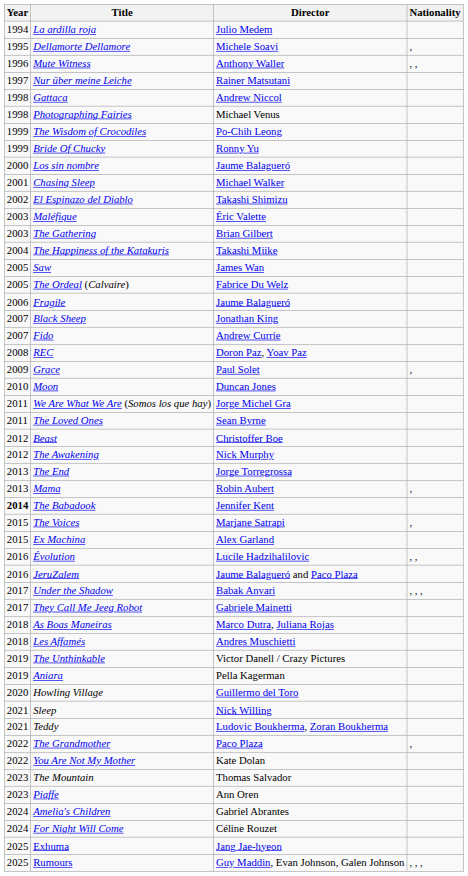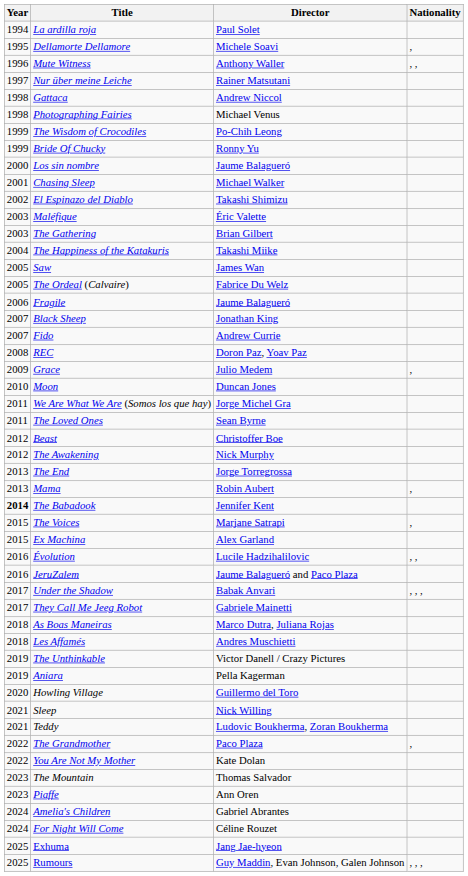(244, 30) Julio Medem -> (238, 30) Paul Solet
(238, 370) Paul Solet -> (244, 370) Julio Medem
